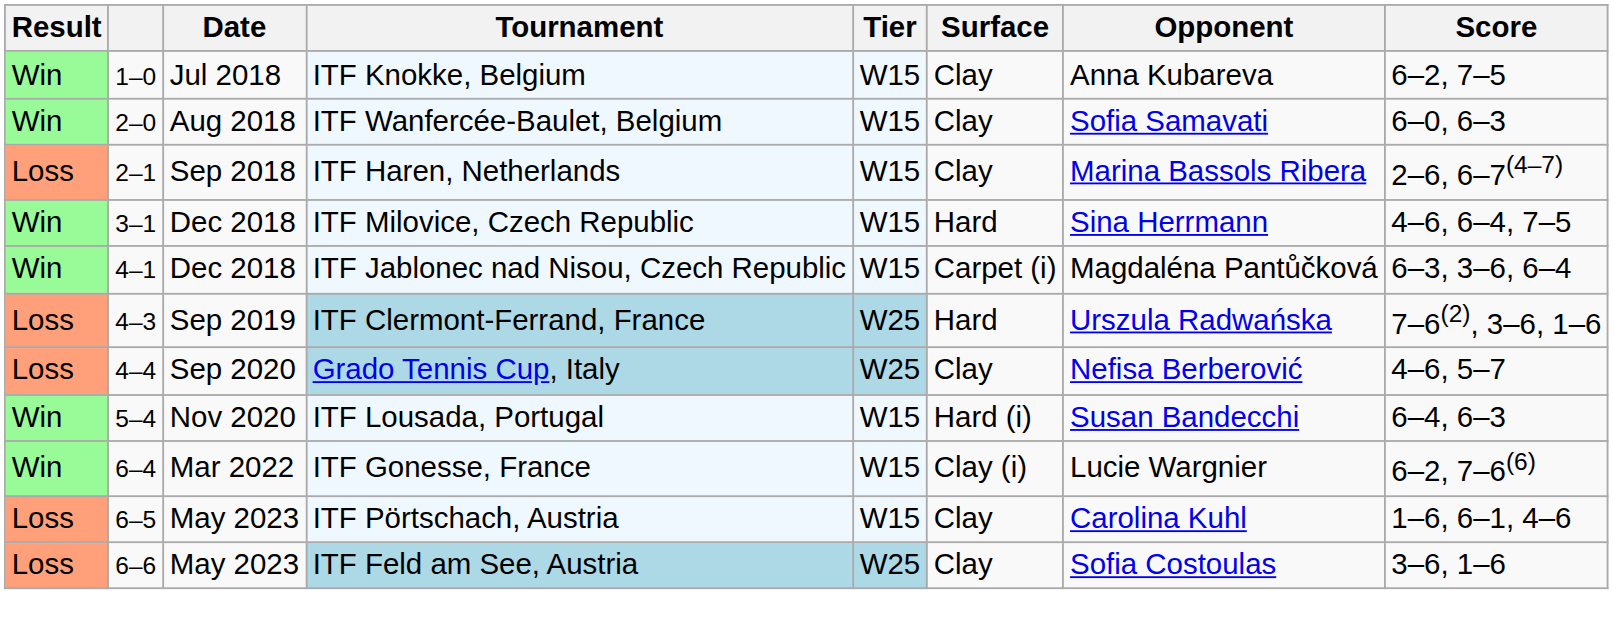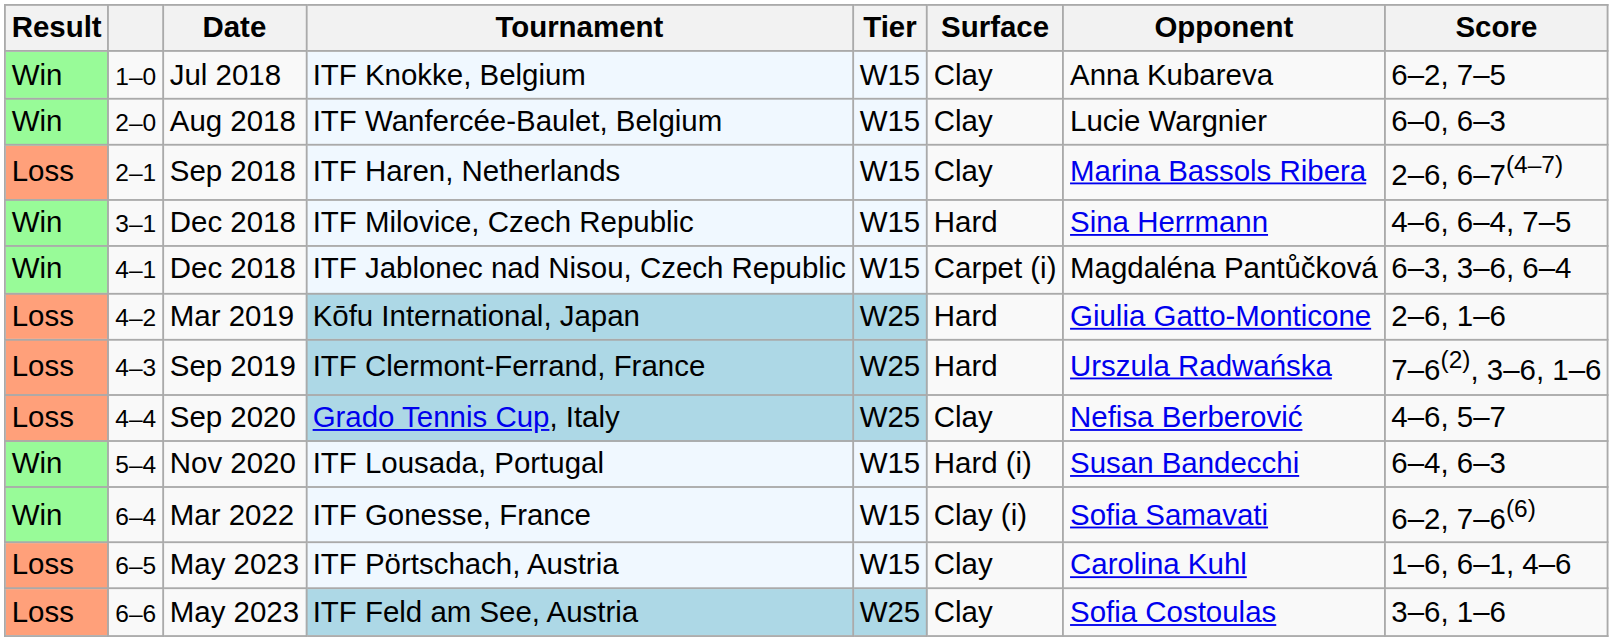(1169, 121) Sofia Samavati -> (1169, 121) Lucie Wargnier
+ row: (476, 315)
(1169, 467) Lucie Wargnier -> (1169, 514) Sofia Samavati
